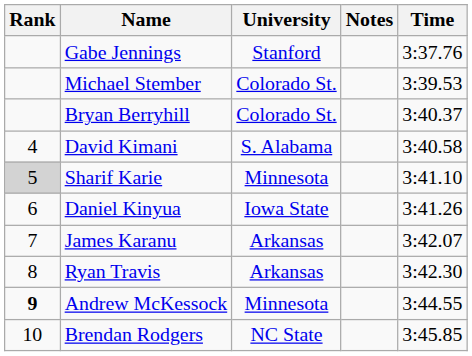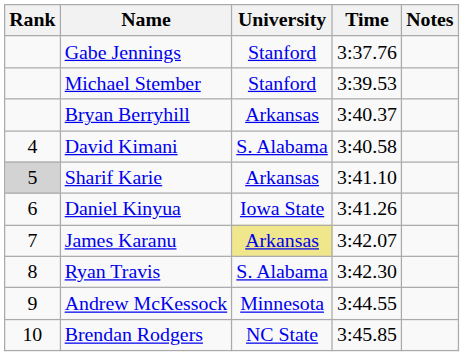columns swapped: (432, 20) <-> (369, 20)
(286, 83) Colorado St. -> (282, 83) Stanford
(286, 114) Colorado St. -> (282, 114) Arkansas
(286, 177) Minnesota -> (282, 177) Arkansas
(286, 240) no background -> (282, 240) khaki background
(286, 271) Arkansas -> (282, 271) S. Alabama
(32, 303) bold -> (32, 303) normal
